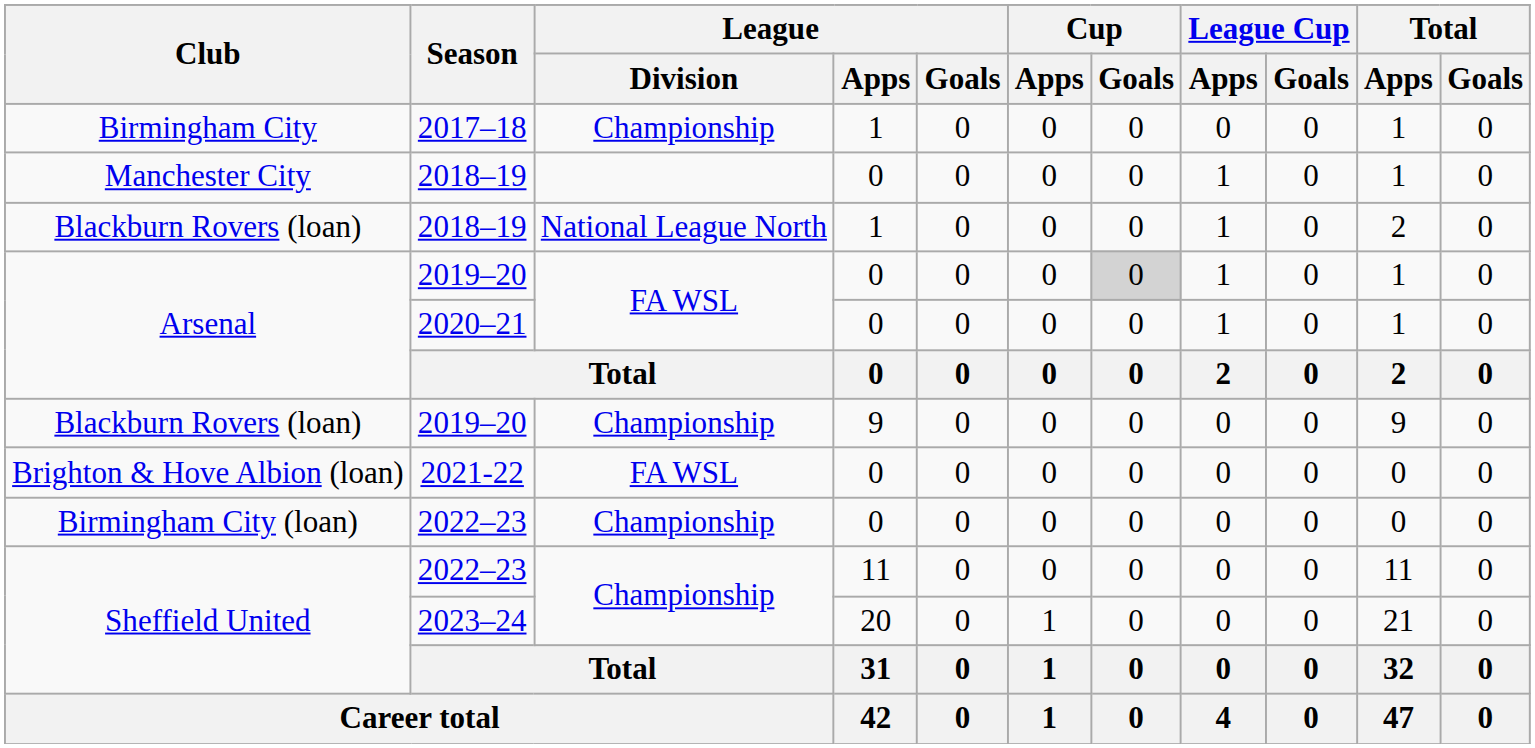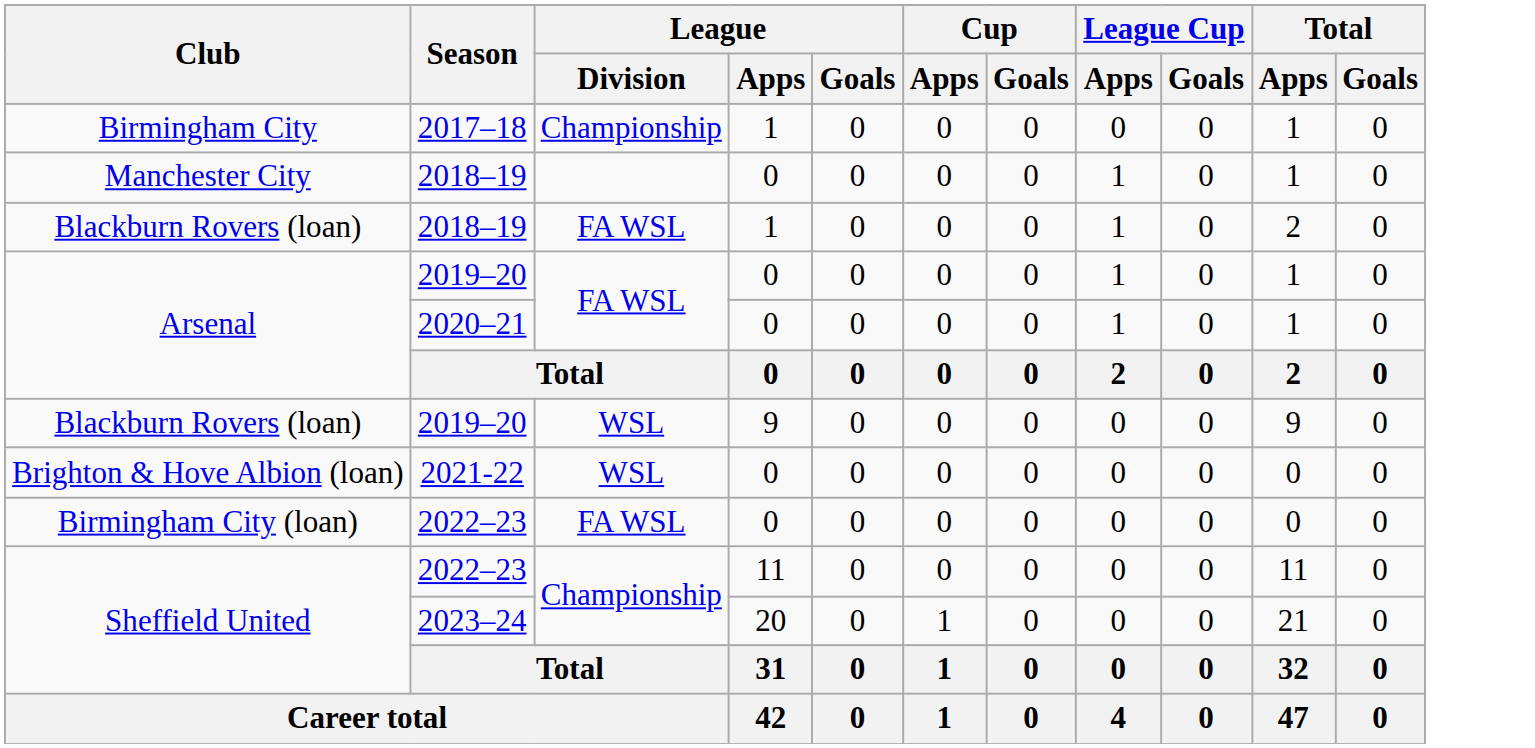(684, 226) National League North -> (631, 226) FA WSL
(1136, 275) lightgrey background -> (1031, 275) no background
(684, 422) Championship -> (631, 422) WSL
(684, 472) FA WSL -> (631, 472) WSL
(684, 521) Championship -> (631, 521) FA WSL
